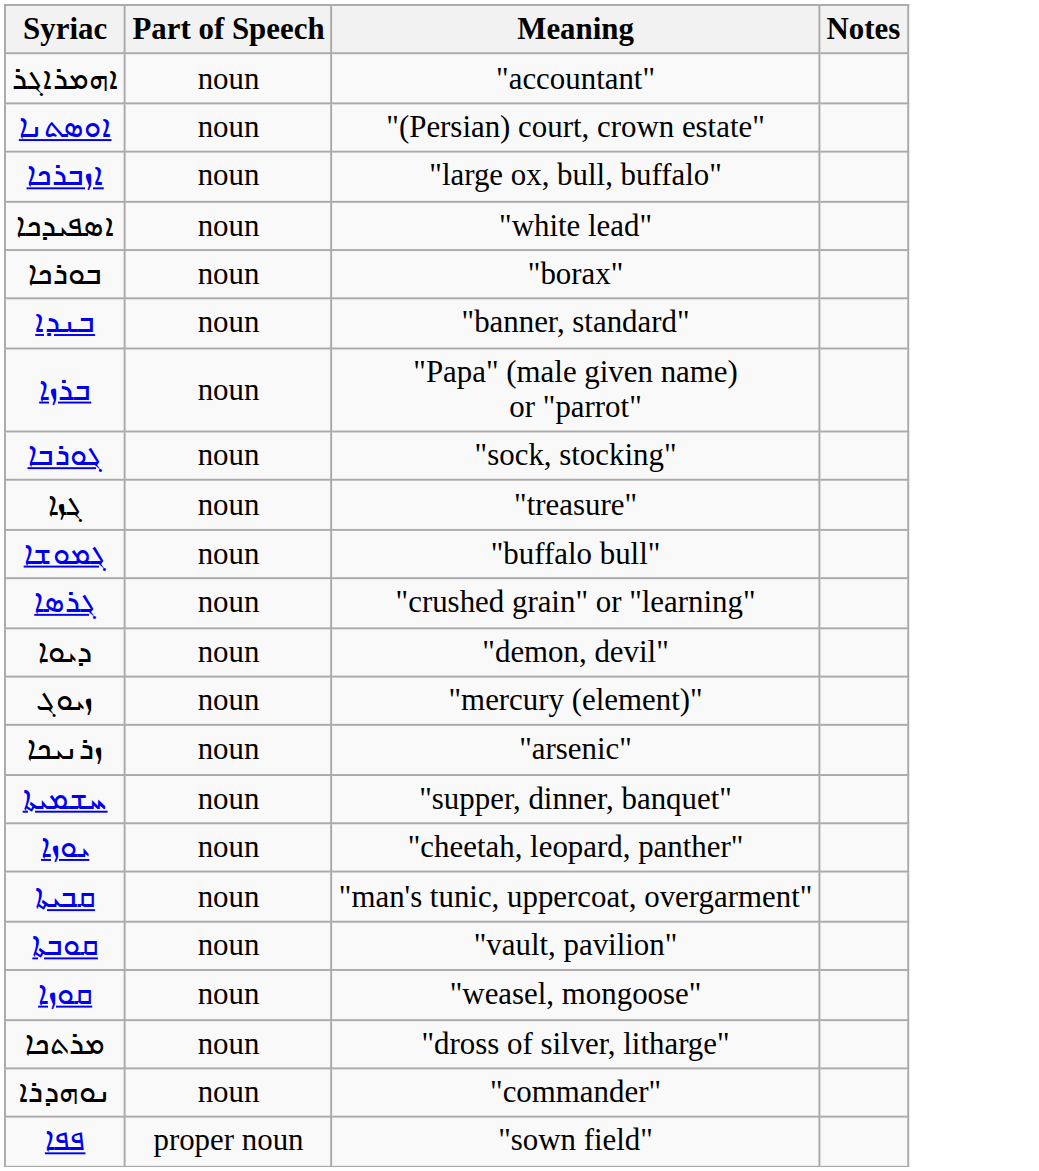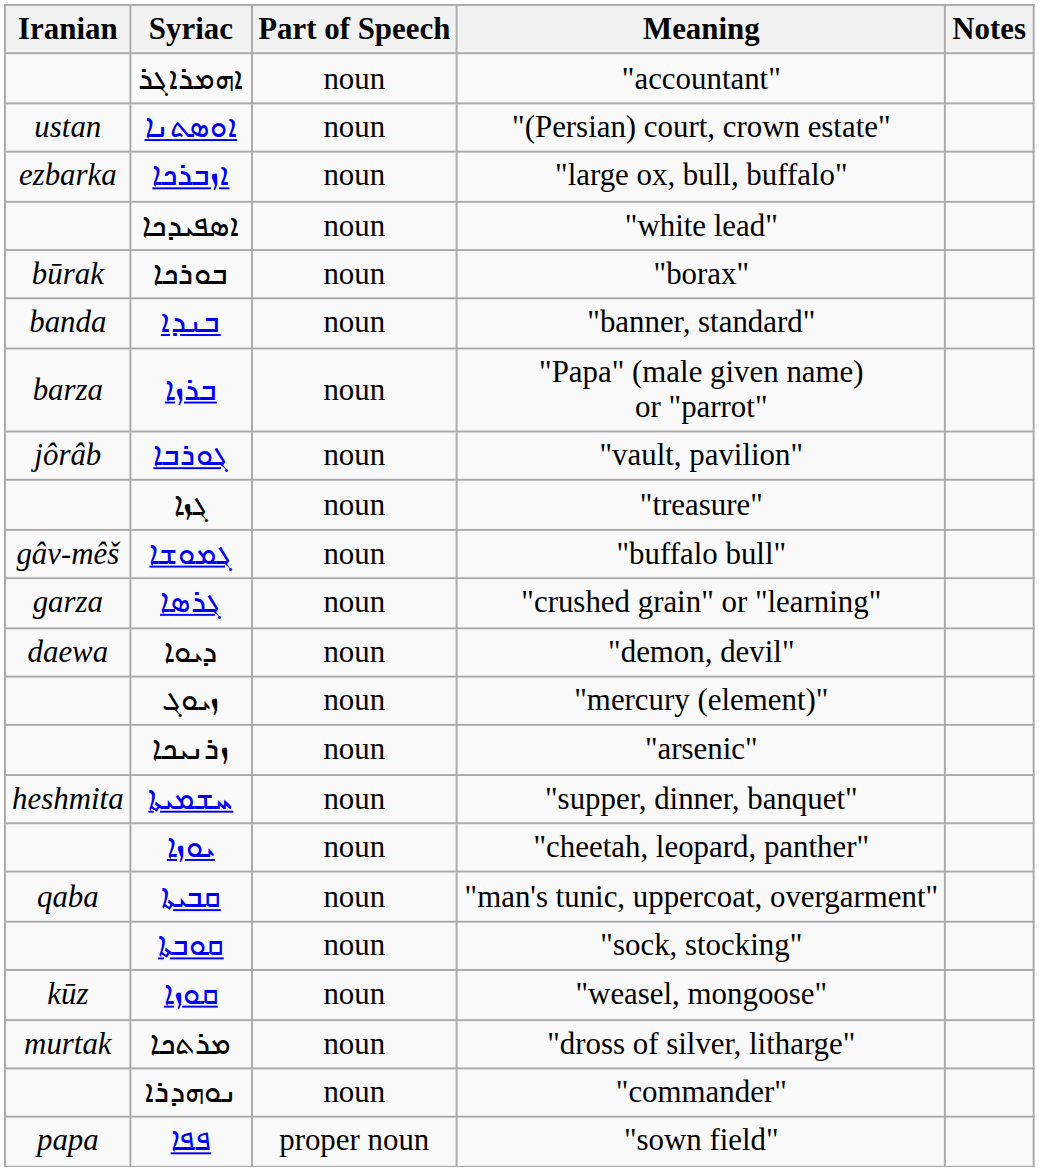+ column: (68, 28)
(576, 455) "sock, stocking" -> (701, 455) "vault, pavilion"
(576, 945) "vault, pavilion" -> (701, 945) "sock, stocking"
